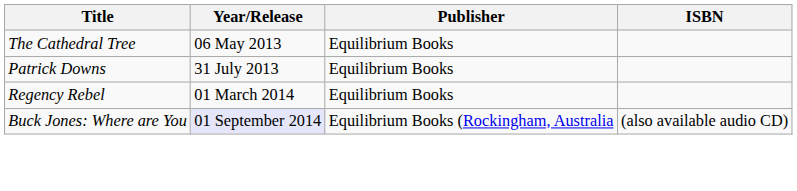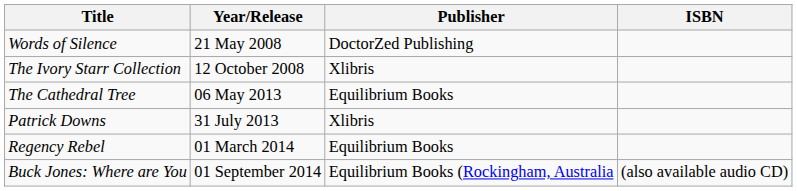+ row: (63, 43)
+ row: (95, 69)
(391, 69) Equilibrium Books -> (351, 120) Xlibris
(258, 120) lavender background -> (258, 172) no background
